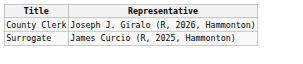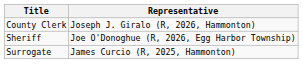+ row: (24, 38)
